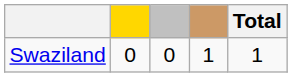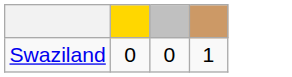- column: (257, 21)
